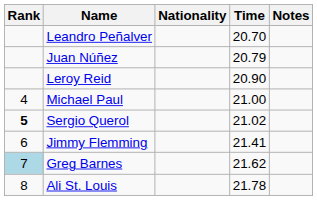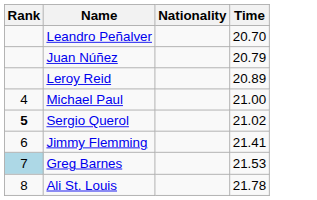- column: (291, 15)
(249, 79) 20.90 -> (249, 79) 20.89
(249, 163) 21.62 -> (249, 163) 21.53
